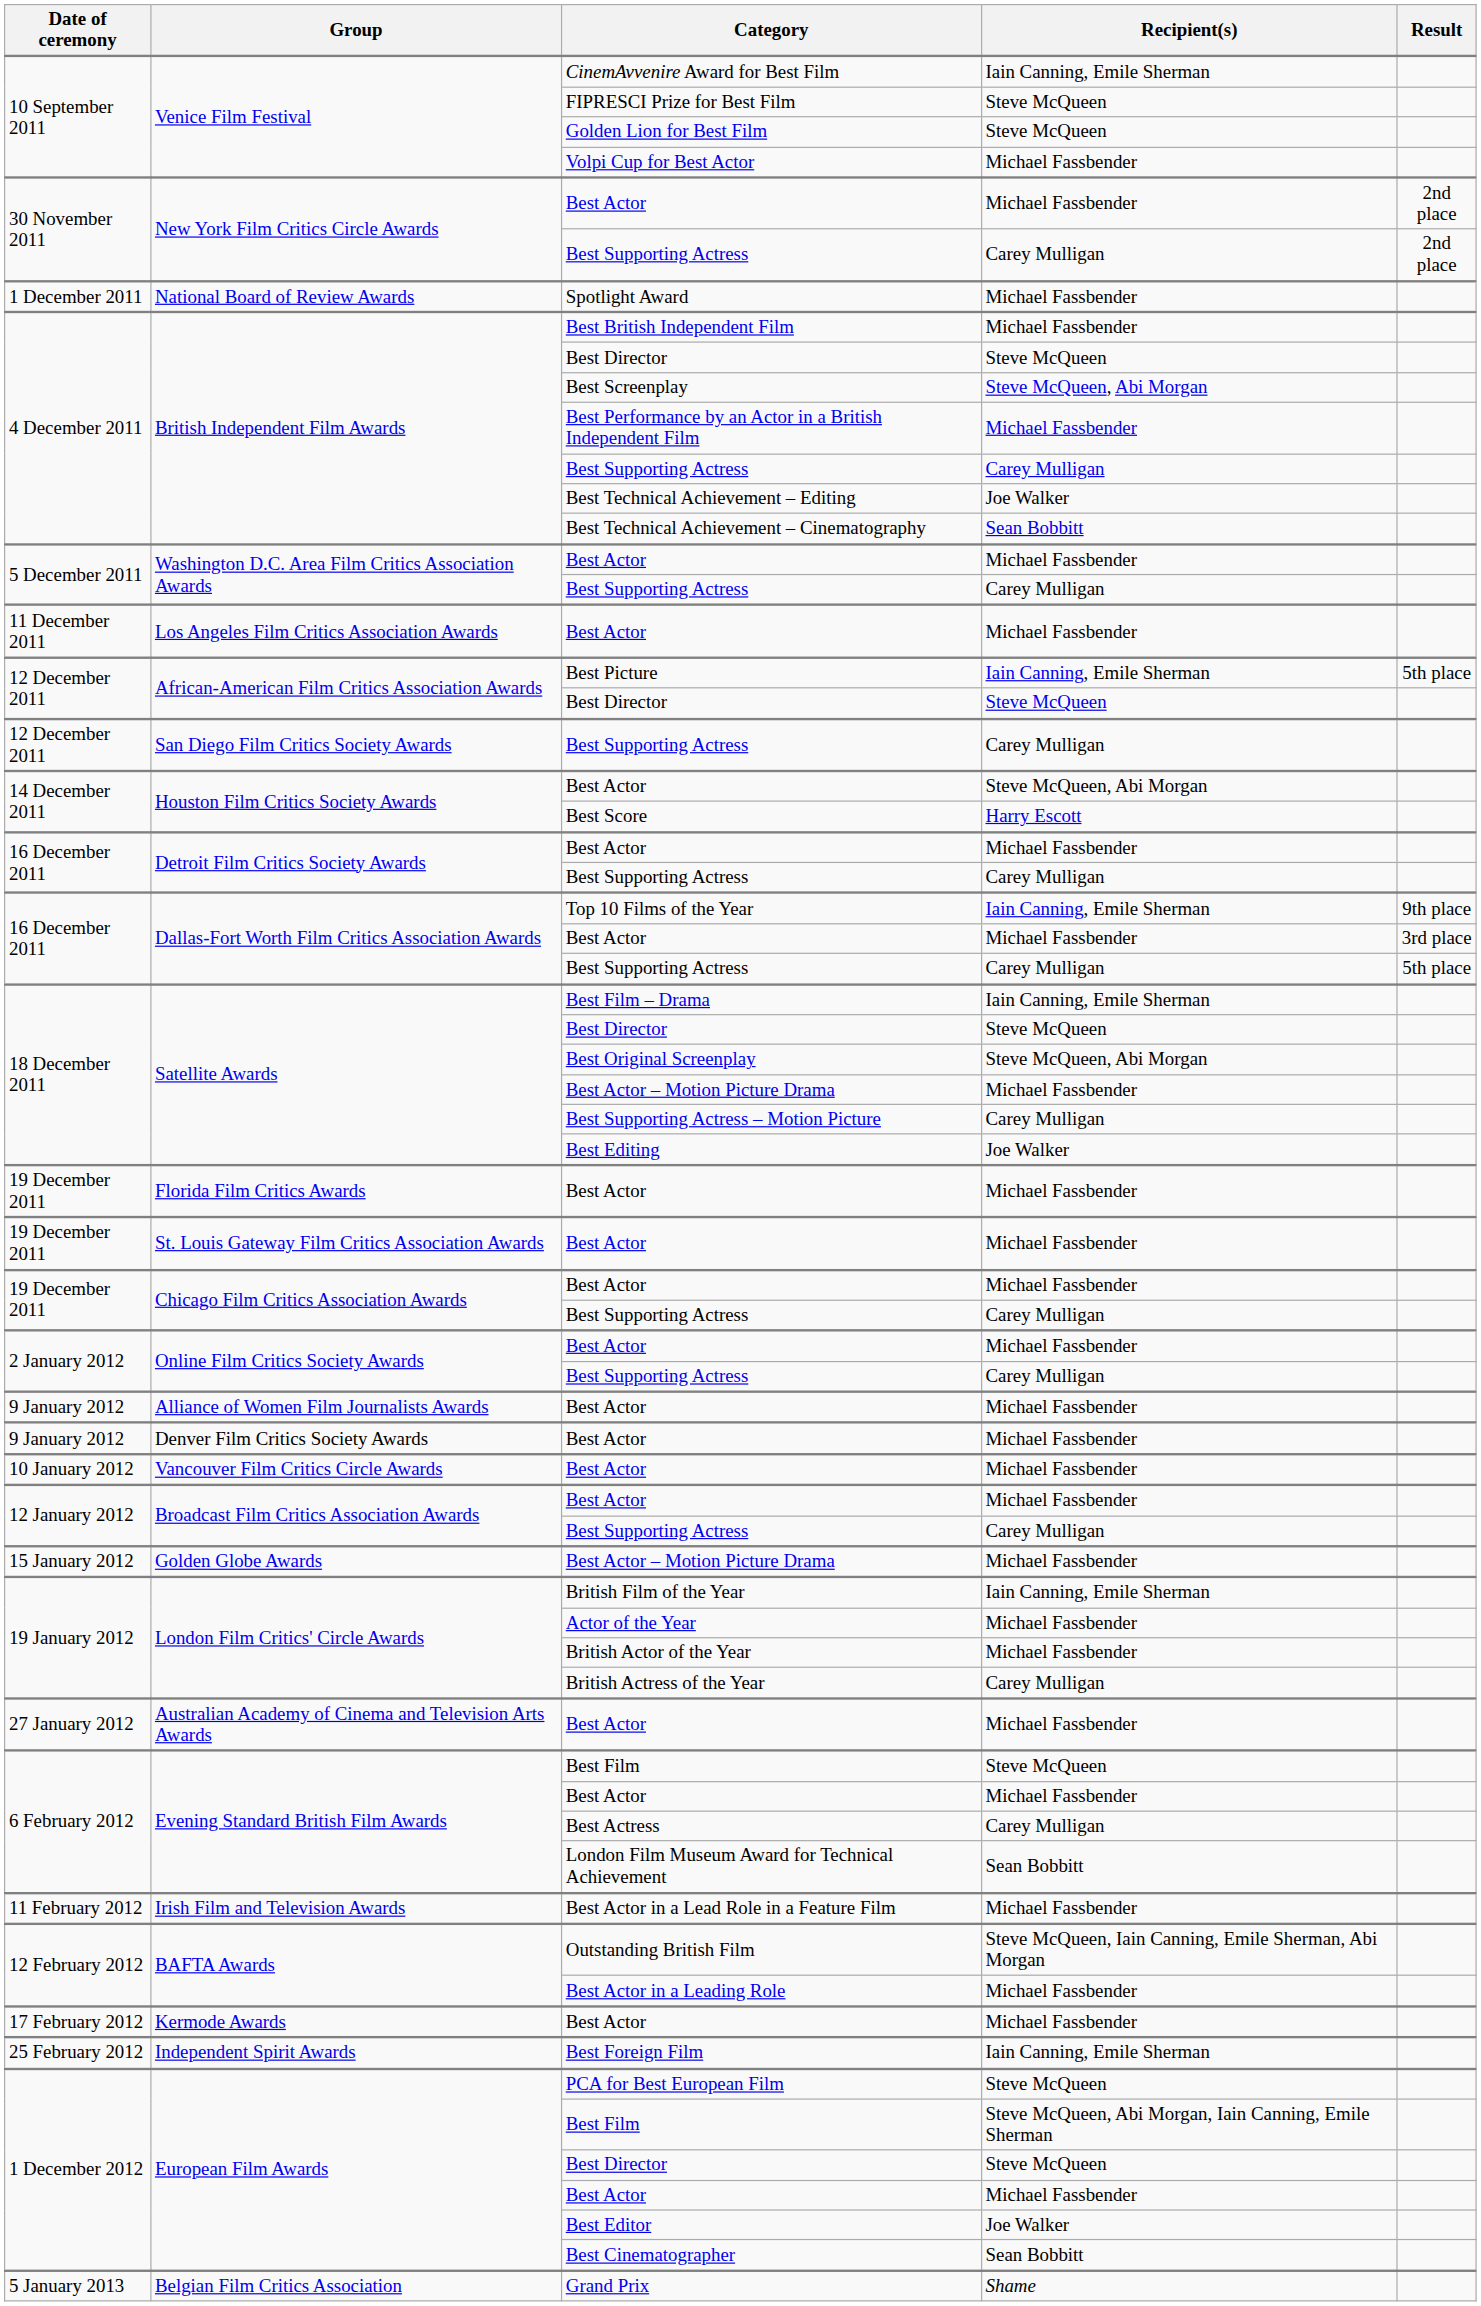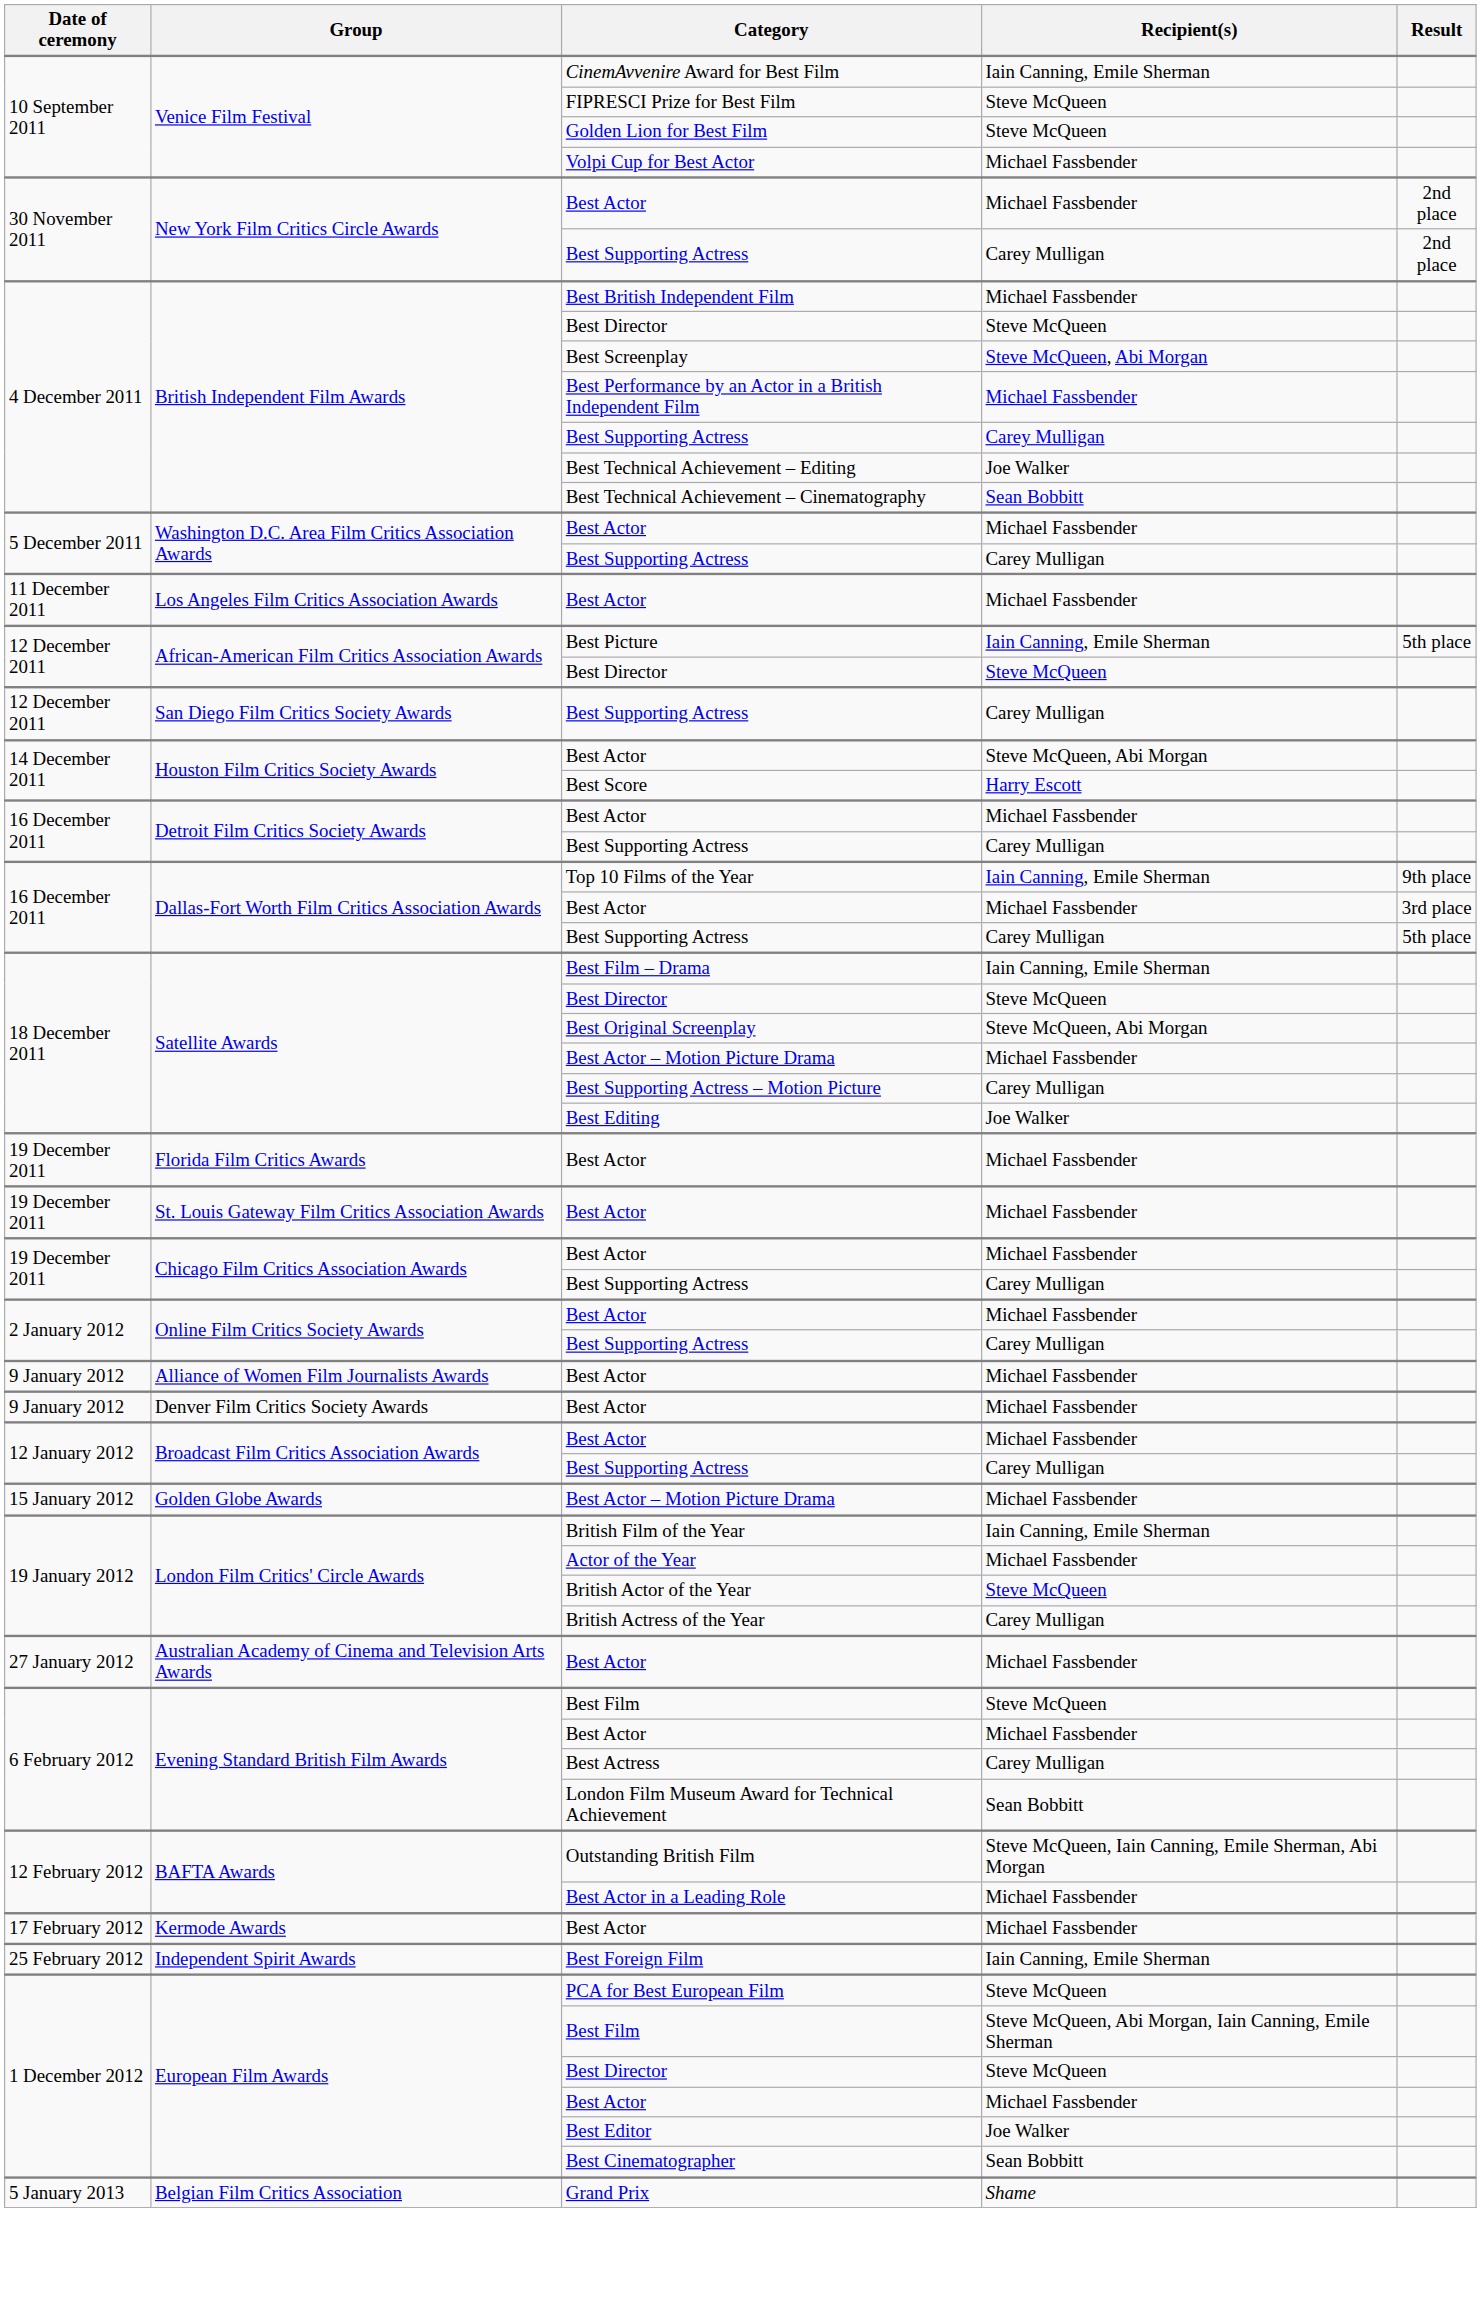- row: (285, 296)
- row: (299, 1469)
(1061, 1652) Michael Fassbender -> (1046, 1590) Steve McQueen
- row: (280, 1908)
